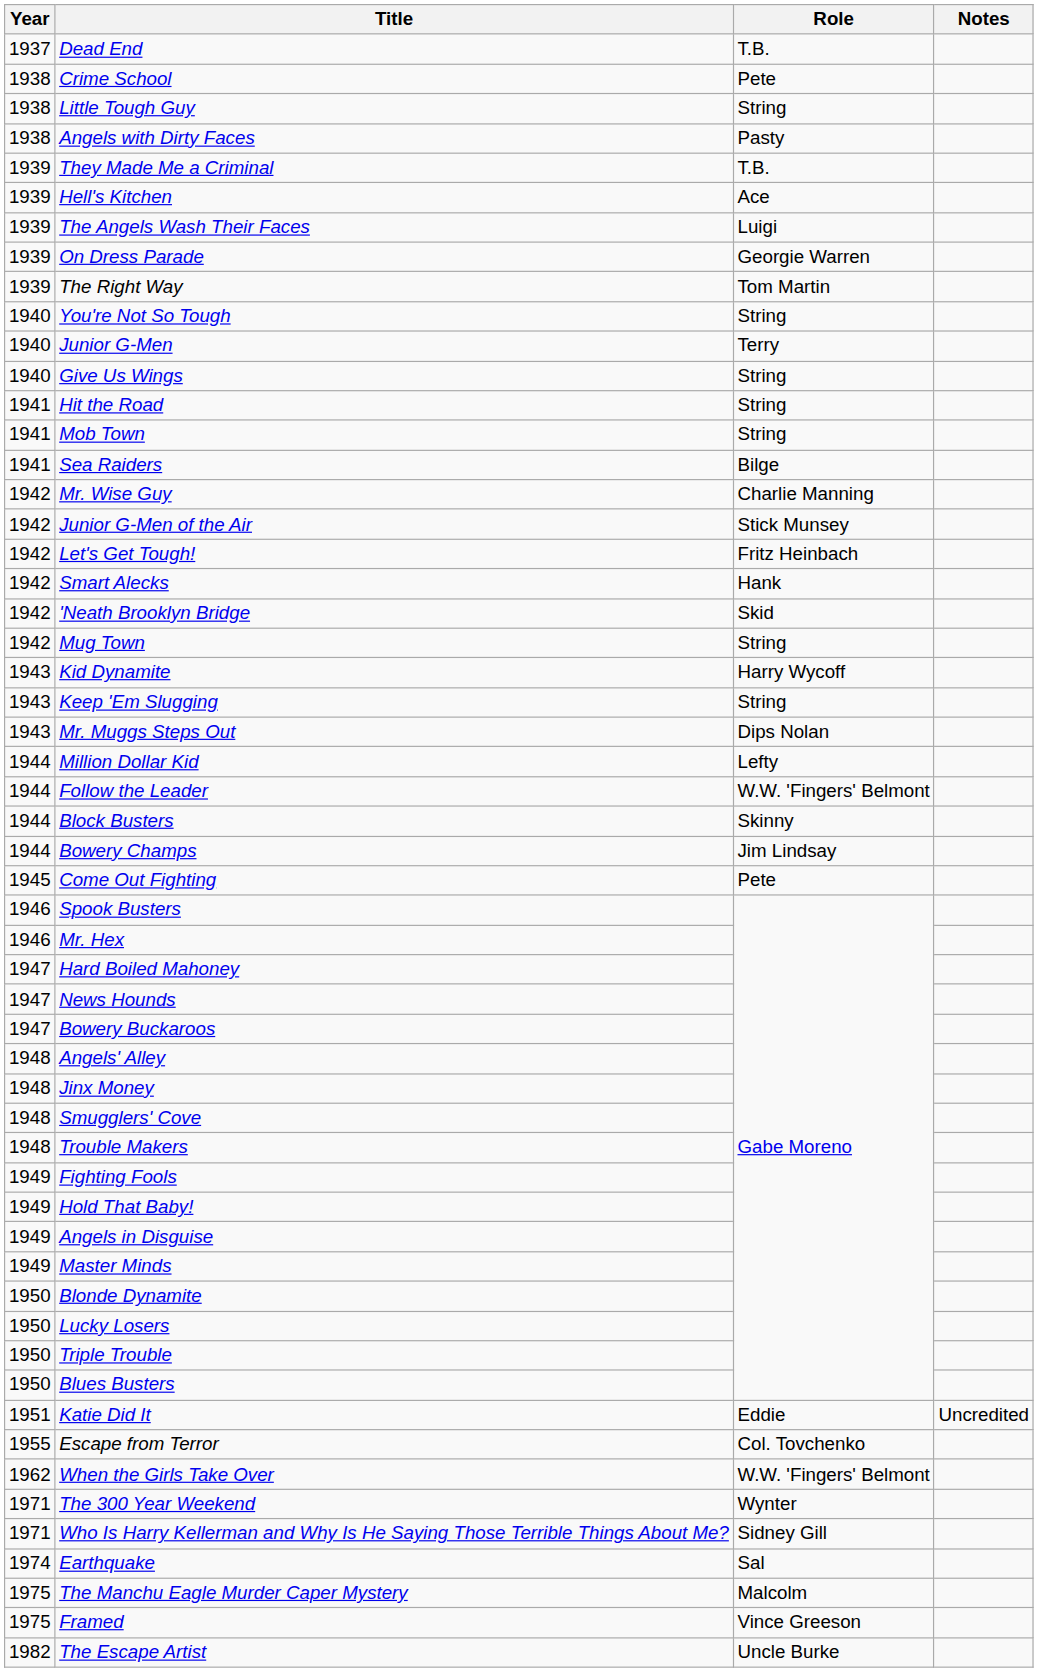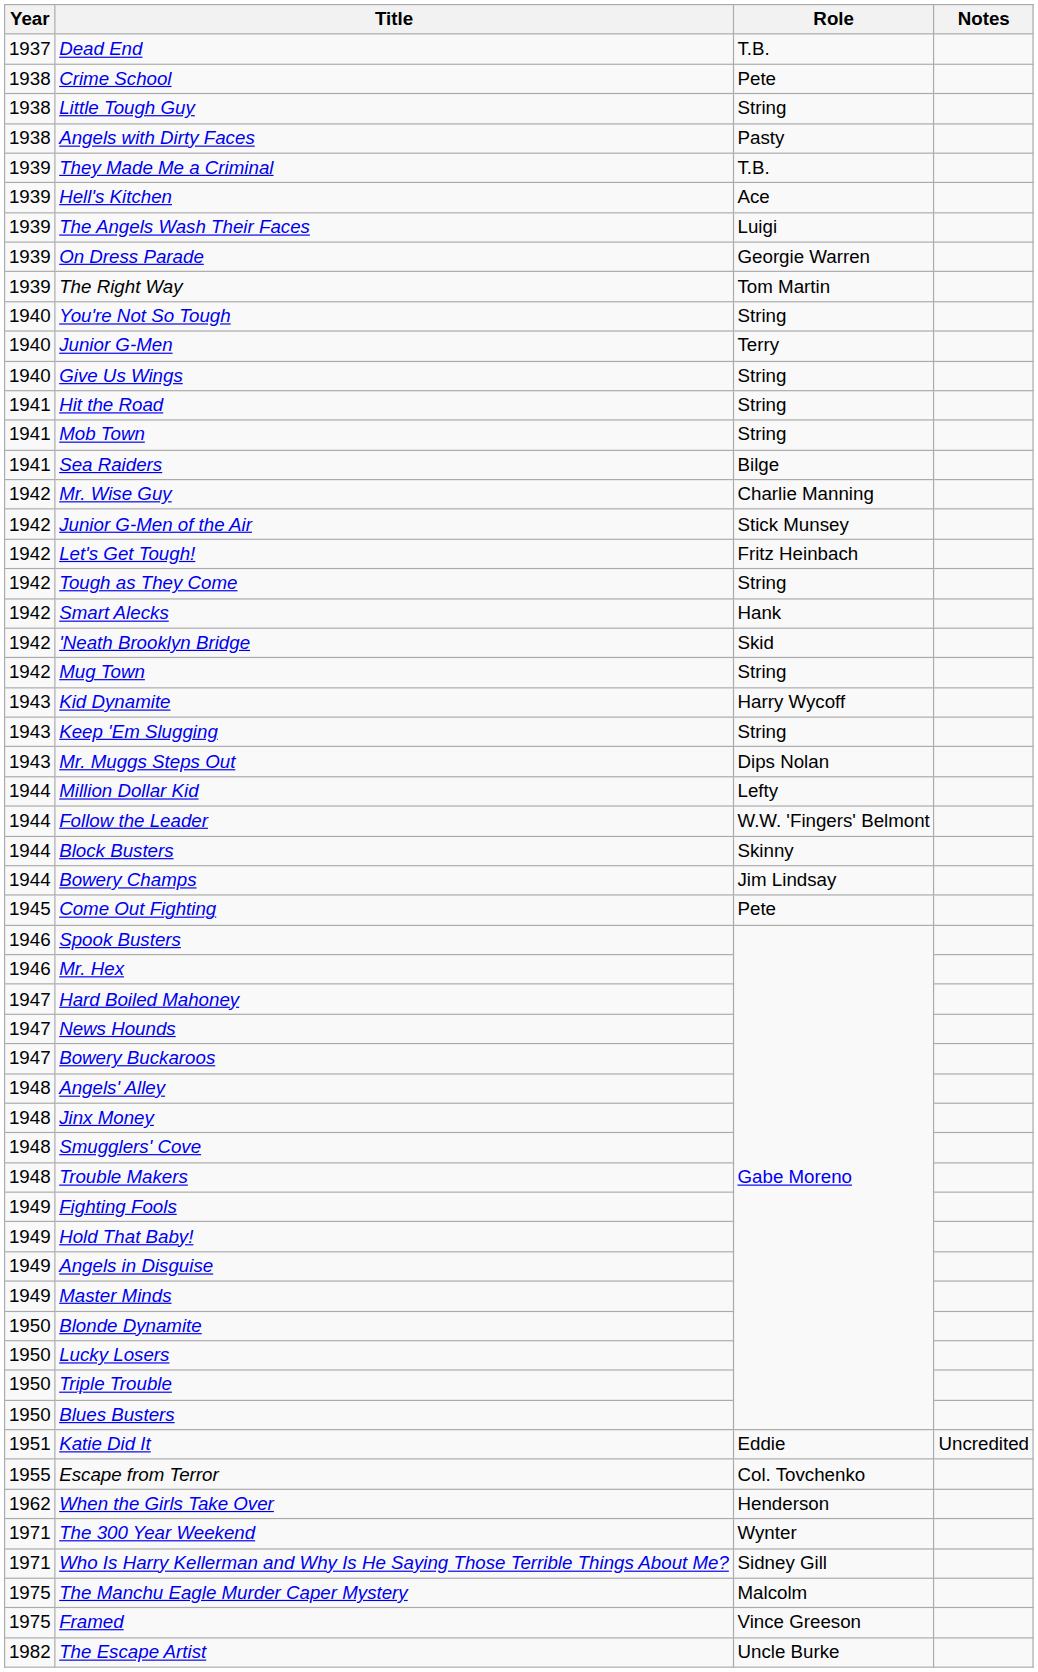+ row: (148, 583)
(834, 1474) W.W. 'Fingers' Belmont -> (783, 1503) Henderson
- row: (107, 1563)
